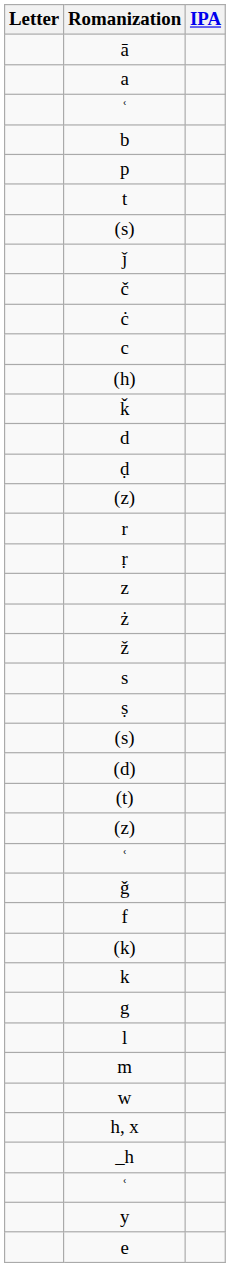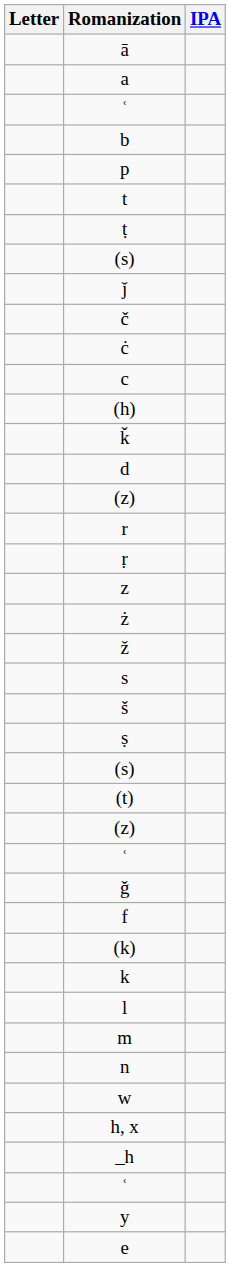+ row: (34, 229)
- row: (34, 469)
+ row: (34, 708)
- row: (34, 768)
- row: (34, 1008)
+ row: (34, 1068)
